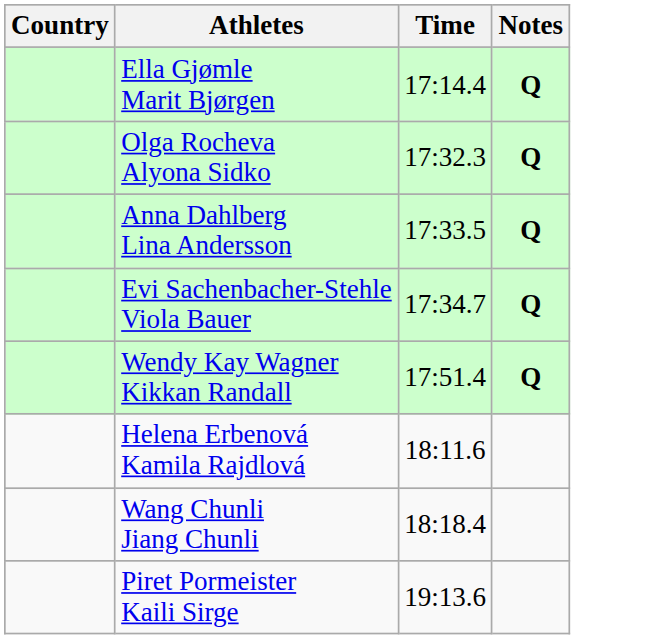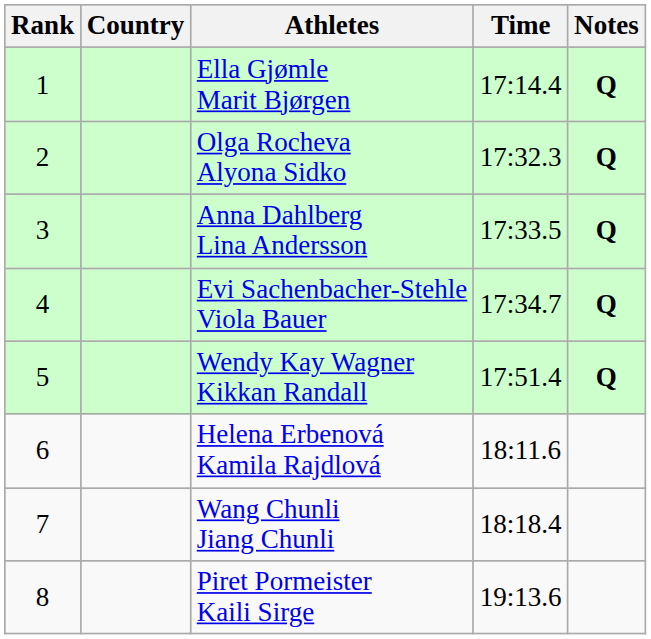+ column: (43, 25)
